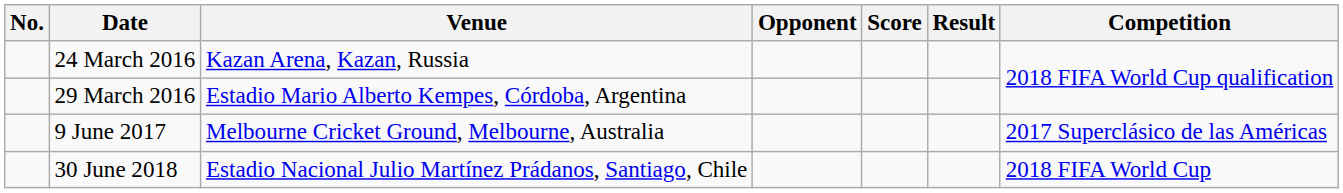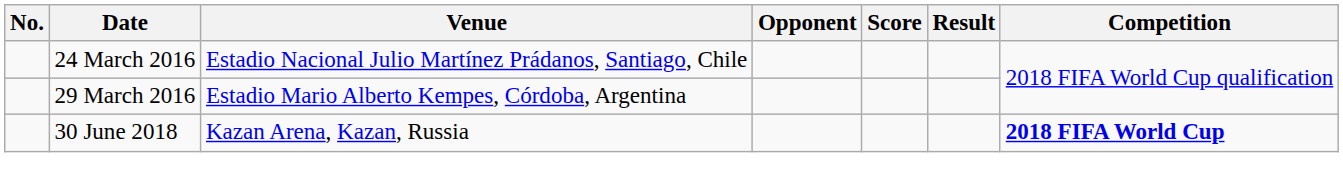(337, 59) Kazan Arena, Kazan, Russia -> (477, 59) Estadio Nacional Julio Martínez Prádanos, Santiago, Chile
- row: (110, 132)
(477, 168) Estadio Nacional Julio Martínez Prádanos, Santiago, Chile -> (337, 132) Kazan Arena, Kazan, Russia
(1108, 168) normal -> (1115, 132) bold
